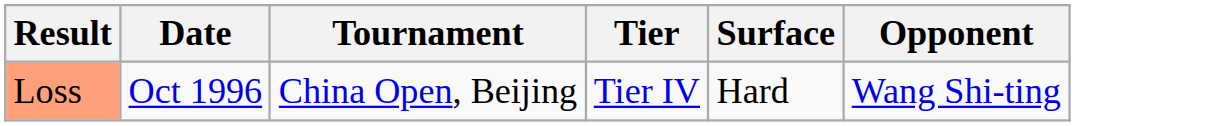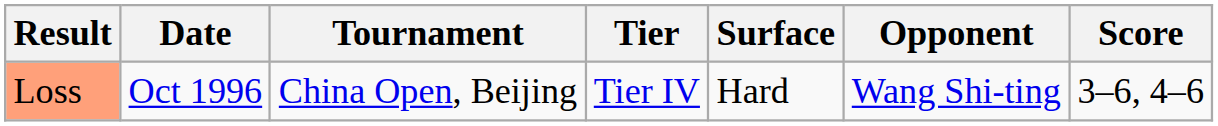+ column: (1141, 33)
